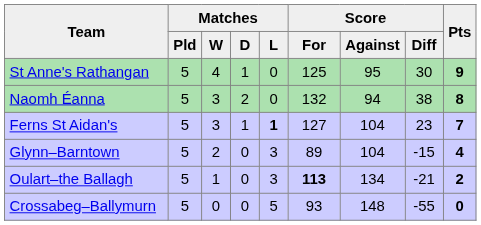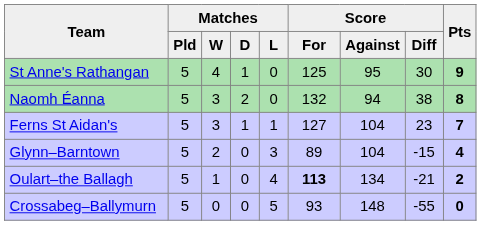(274, 125) bold -> (274, 125) normal
(274, 179) 3 -> (274, 179) 4
